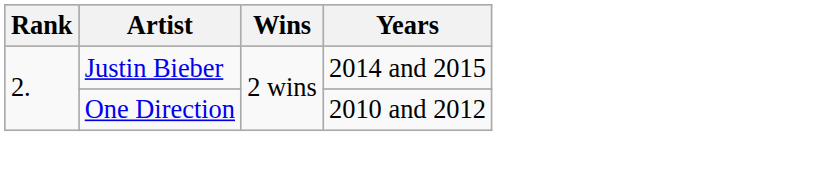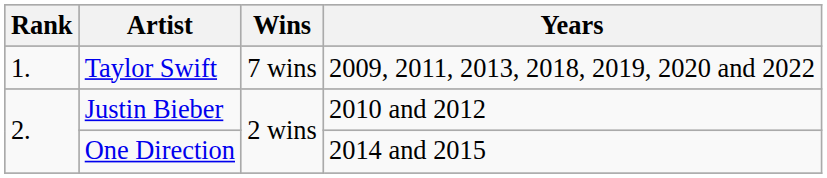+ row: (151, 67)
(407, 67) 2014 and 2015 -> (407, 109) 2010 and 2012
(407, 109) 2010 and 2012 -> (407, 151) 2014 and 2015
